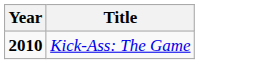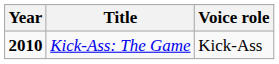+ column: (234, 17)
